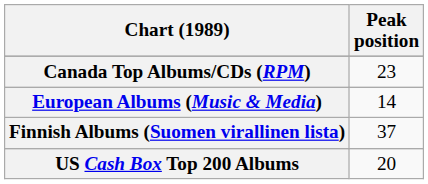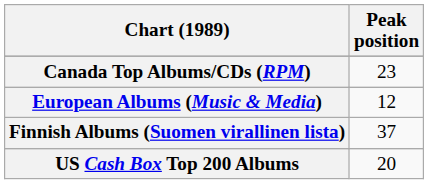(387, 102) 14 -> (387, 102) 12
